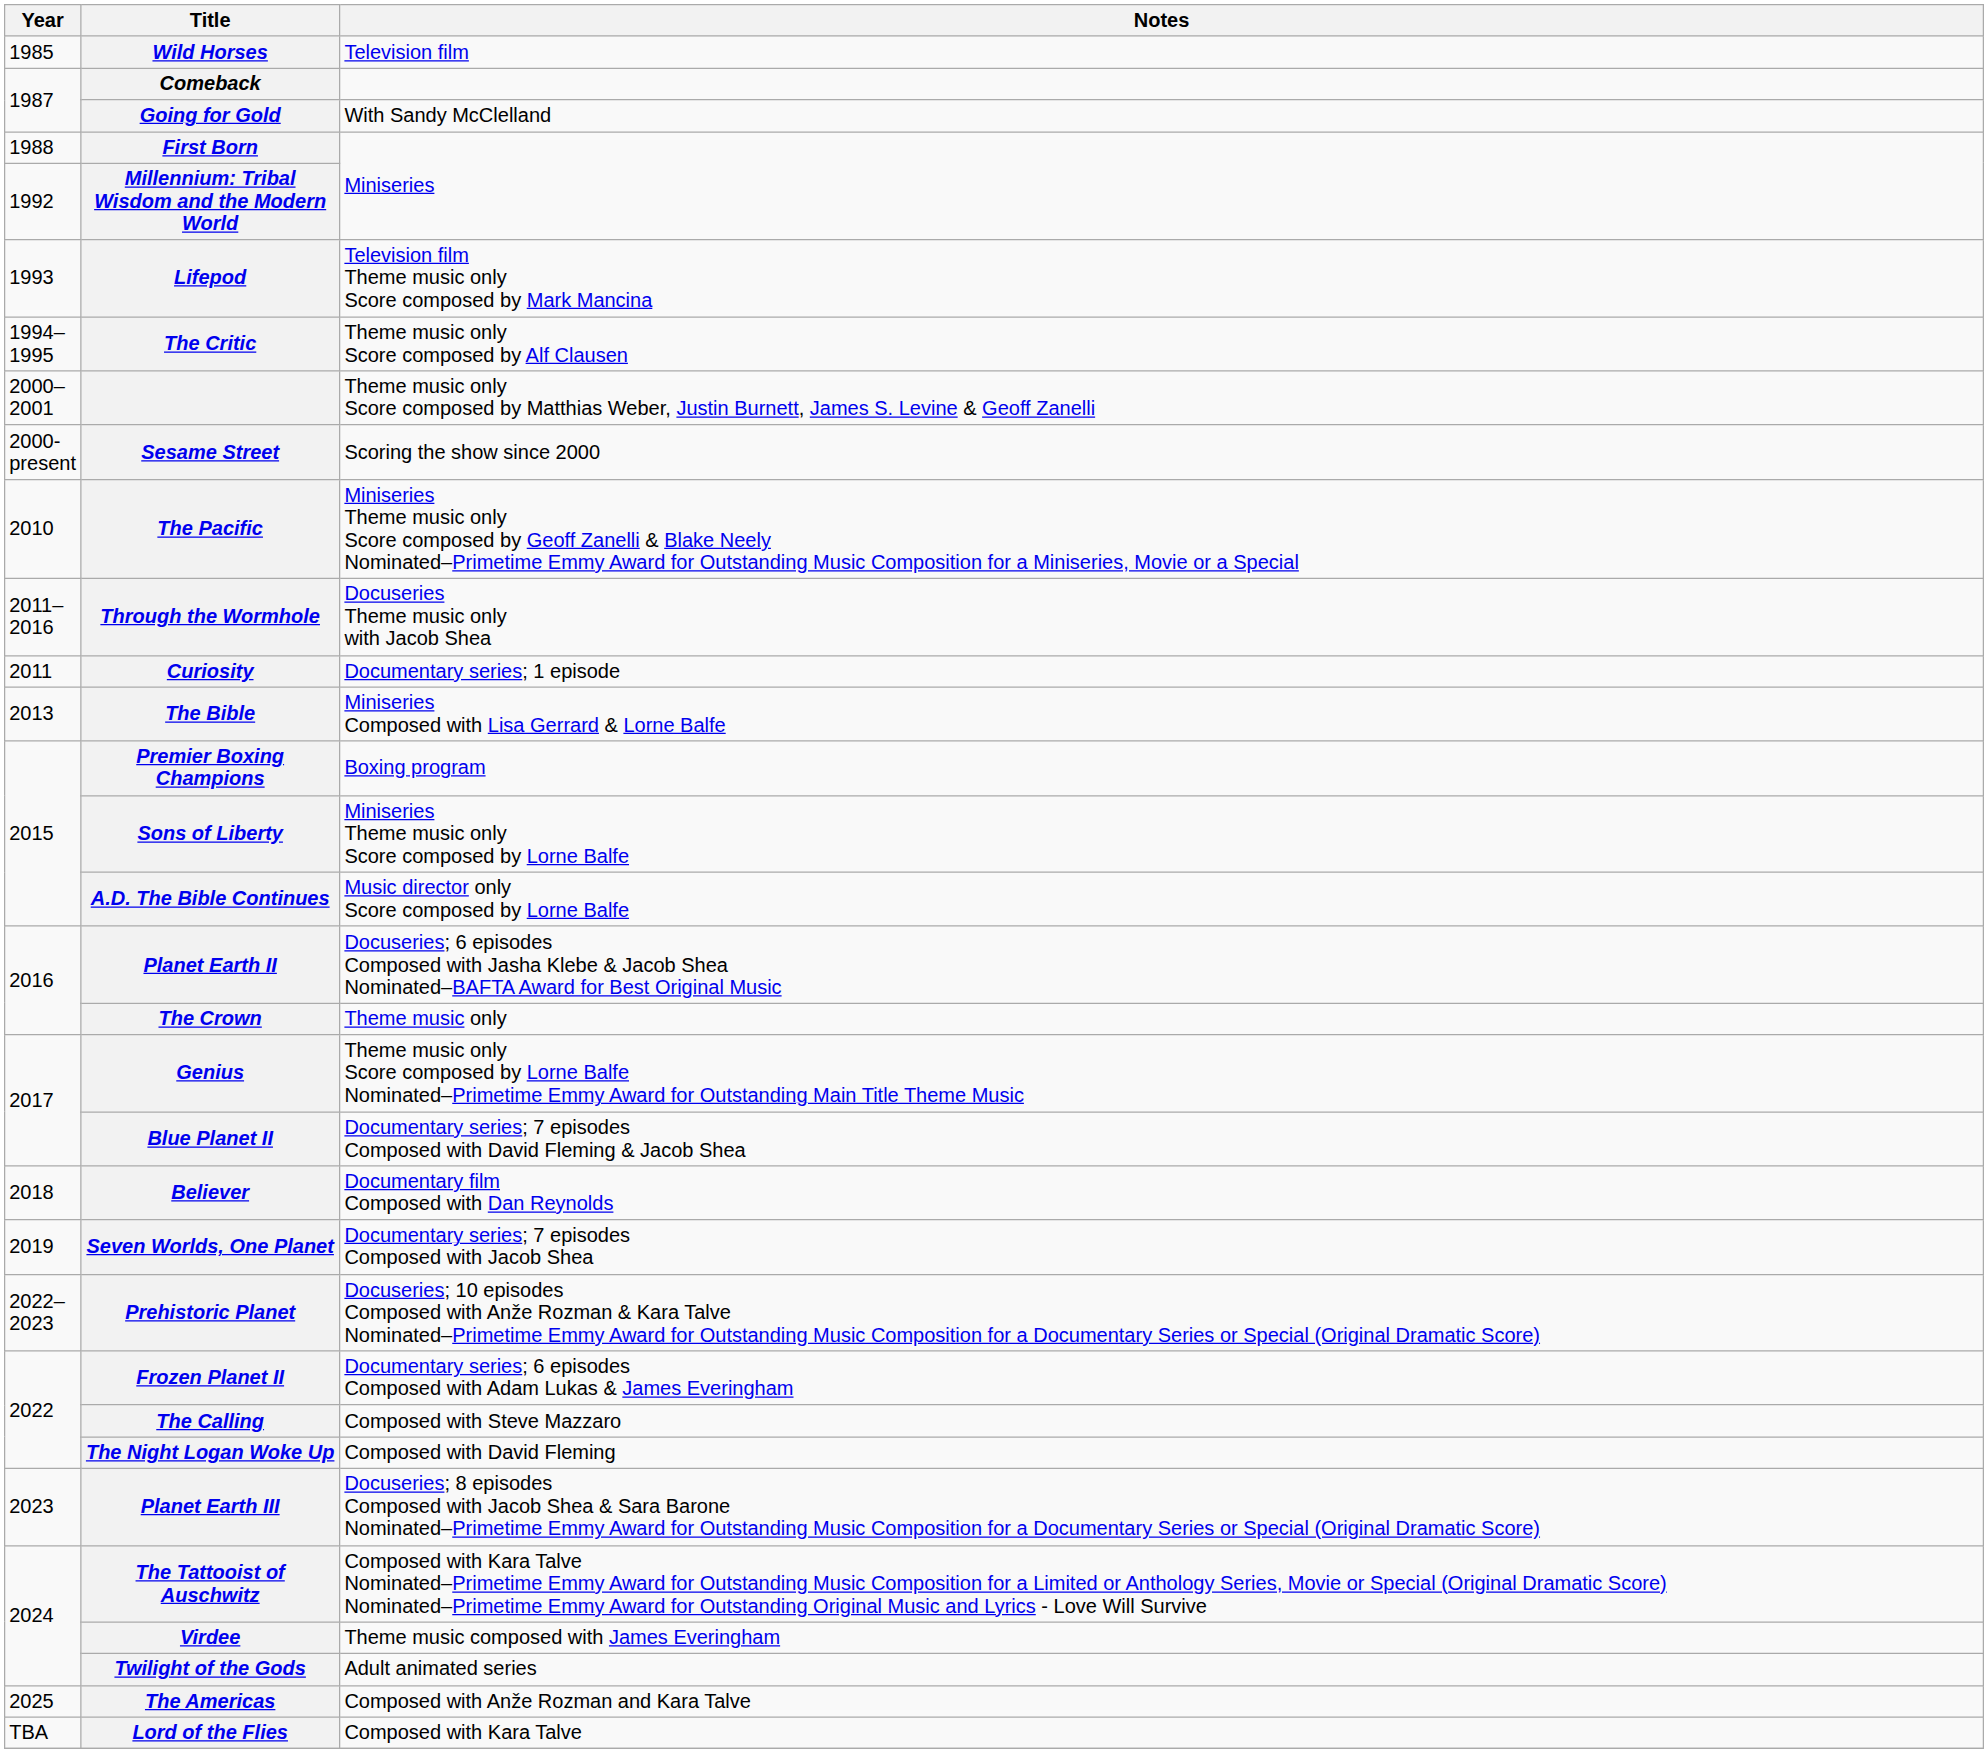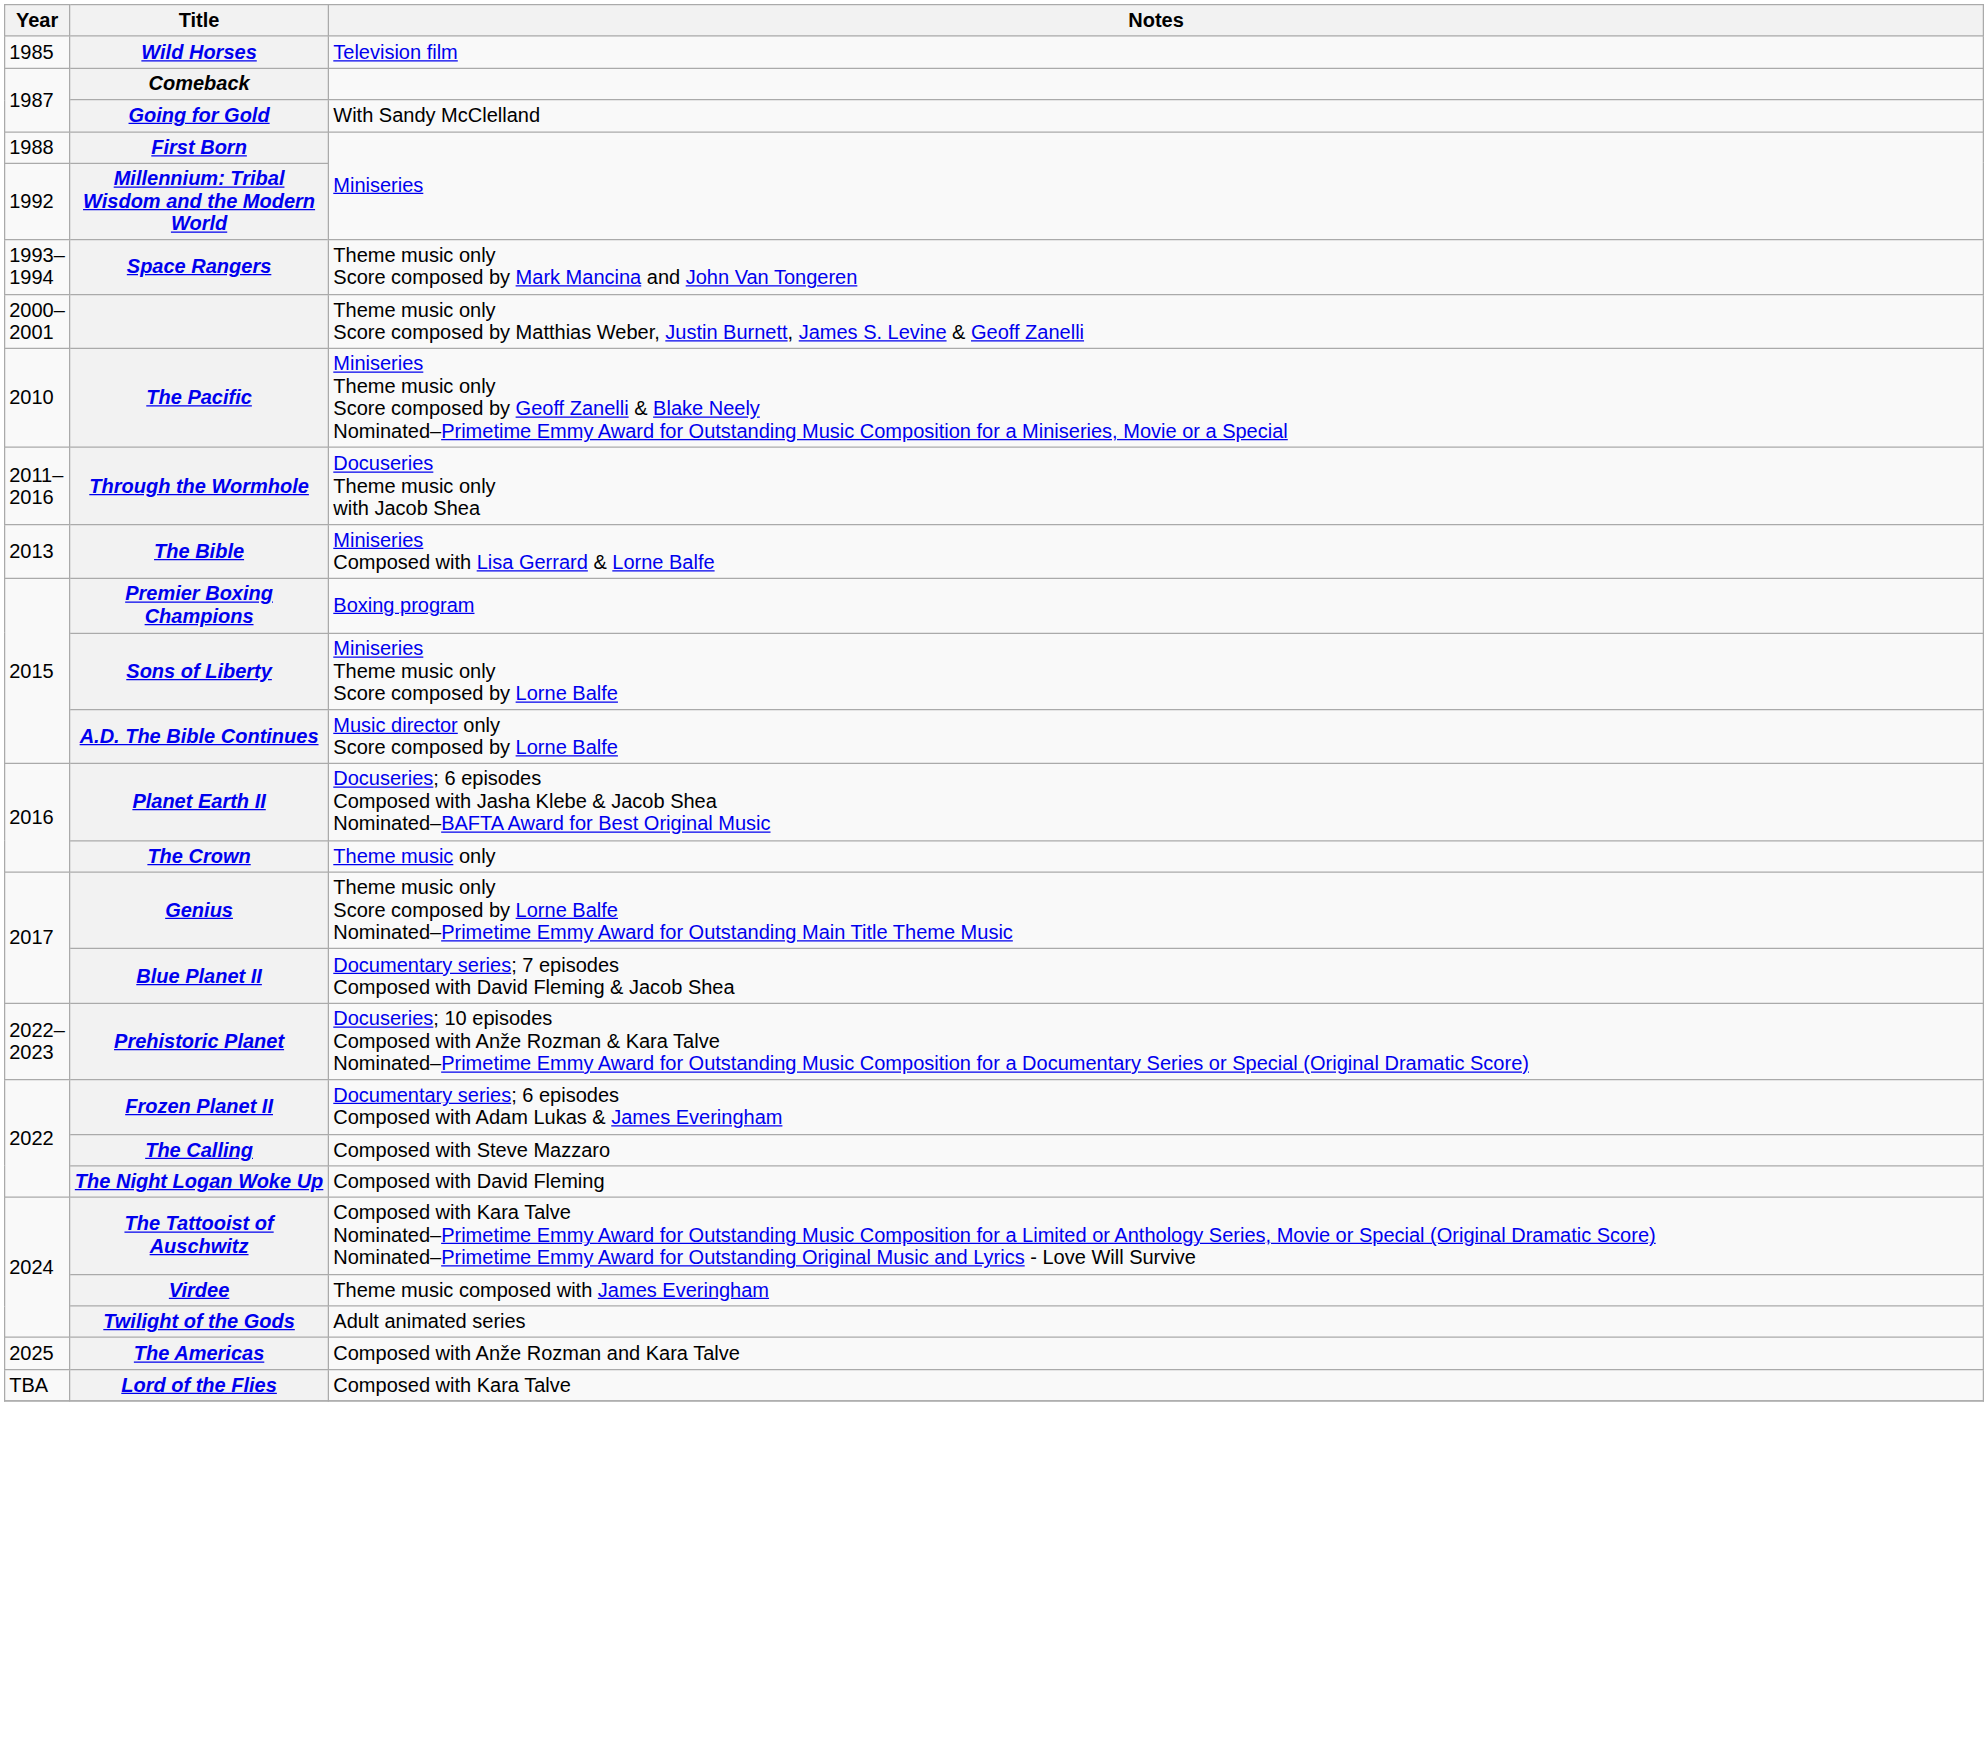- row: (210, 278)
+ row: (199, 266)
- row: (210, 343)
- row: (210, 452)
- row: (210, 670)
- row: (210, 1192)
- row: (210, 1246)
- row: (210, 1506)
